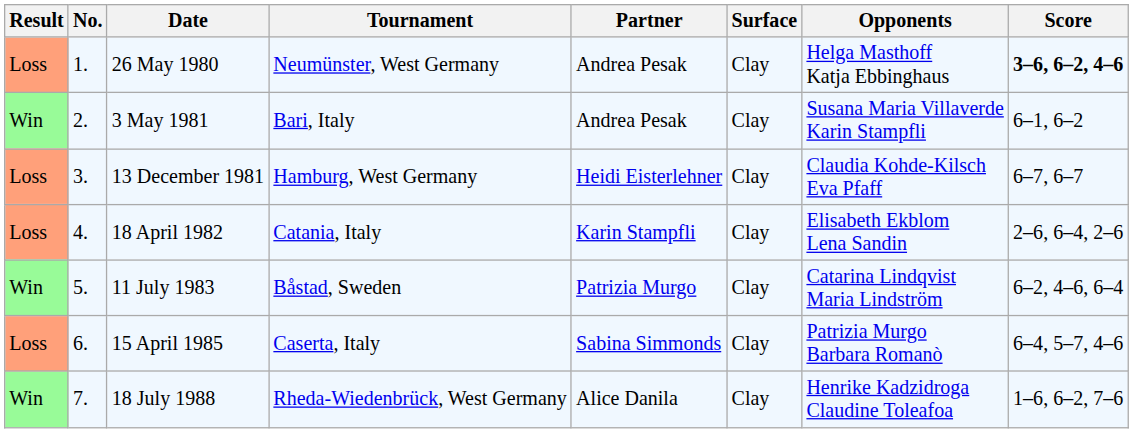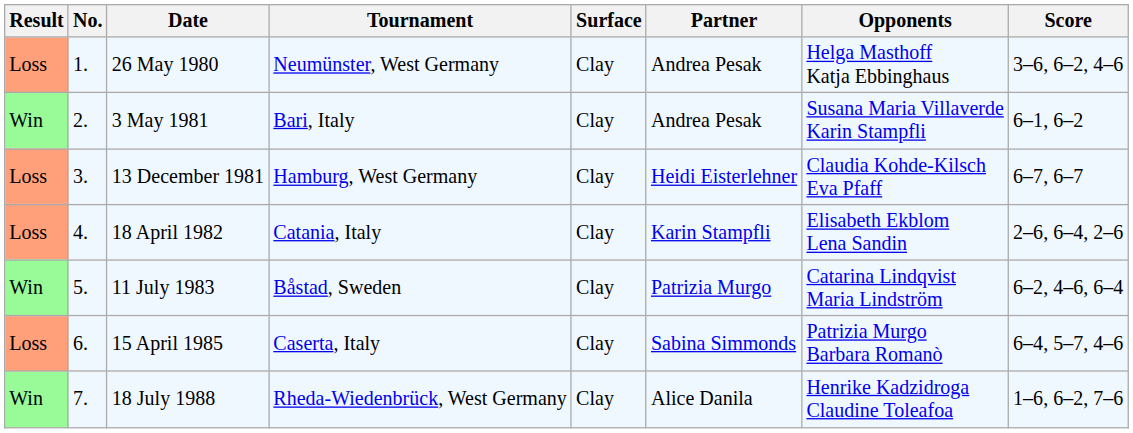columns swapped: (764, 20) <-> (649, 20)
(1068, 64) bold -> (1068, 64) normal
